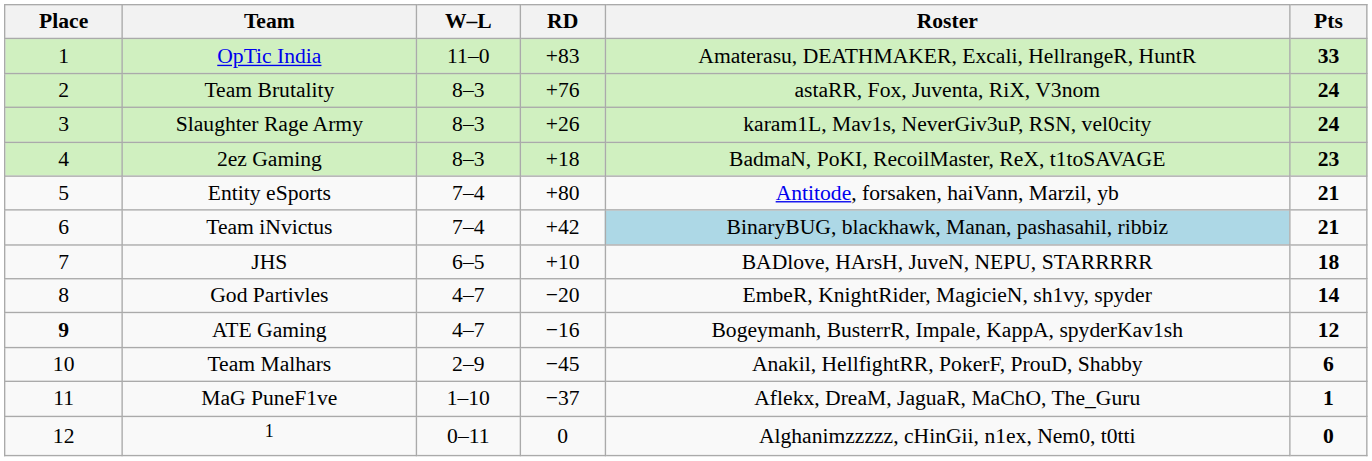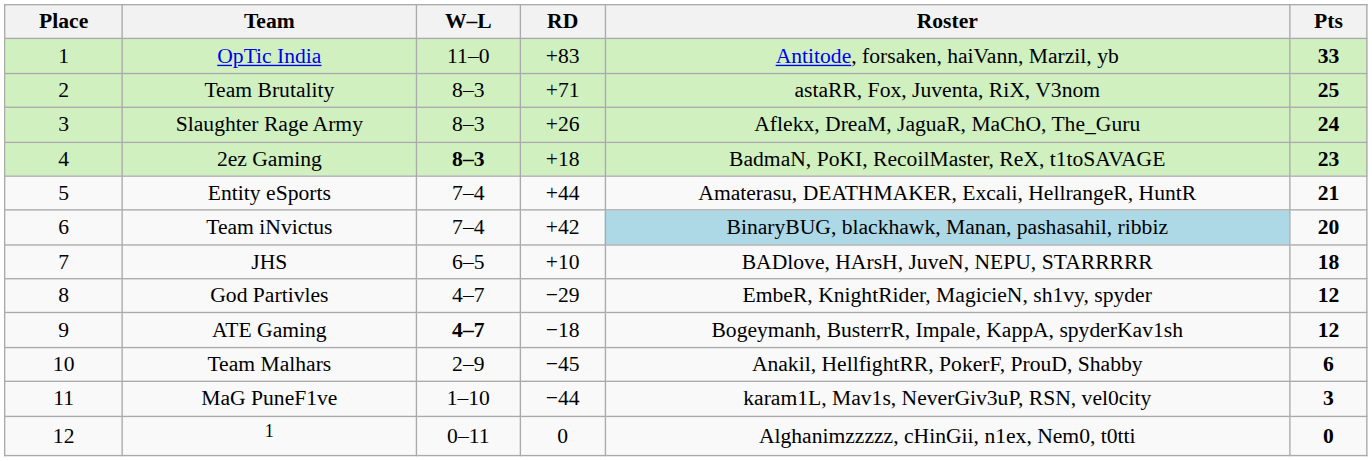(947, 55) Amaterasu, DEATHMAKER, Excali, HellrangeR, HuntR -> (947, 55) Antitode, forsaken, haiVann, Marzil, yb
(563, 90) +76 -> (563, 90) +71
(1328, 90) 24 -> (1328, 90) 25
(947, 124) karam1L, Mav1s, NeverGiv3uP, RSN, vel0city -> (947, 124) Aflekx, DreaM, JaguaR, MaChO, The_Guru
(468, 158) normal -> (468, 158) bold
(563, 192) +80 -> (563, 192) +44
(947, 192) Antitode, forsaken, haiVann, Marzil, yb -> (947, 192) Amaterasu, DEATHMAKER, Excali, HellrangeR, HuntR
(1328, 227) 21 -> (1328, 227) 20
(563, 295) −20 -> (563, 295) −29
(1328, 295) 14 -> (1328, 295) 12
(64, 329) bold -> (64, 329) normal
(468, 329) normal -> (468, 329) bold
(563, 329) −16 -> (563, 329) −18
(563, 398) −37 -> (563, 398) −44
(947, 398) Aflekx, DreaM, JaguaR, MaChO, The_Guru -> (947, 398) karam1L, Mav1s, NeverGiv3uP, RSN, vel0city
(1328, 398) 1 -> (1328, 398) 3
